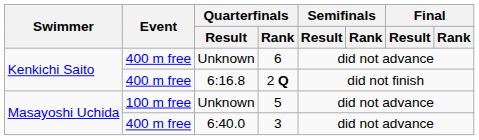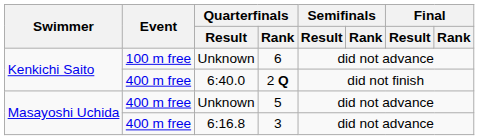(158, 59) 400 m free -> (158, 59) 100 m free
(226, 81) 6:16.8 -> (226, 81) 6:40.0
(158, 102) 100 m free -> (158, 102) 400 m free
(226, 124) 6:40.0 -> (226, 124) 6:16.8
